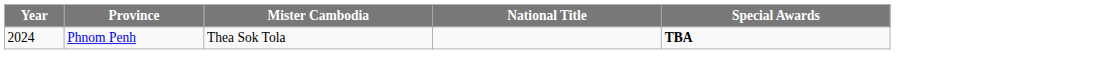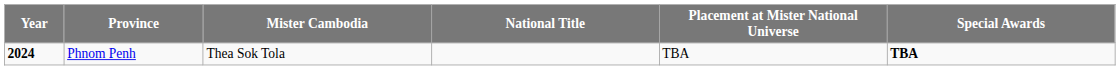+ column: (773, 23)
(21, 38) normal -> (21, 54) bold
